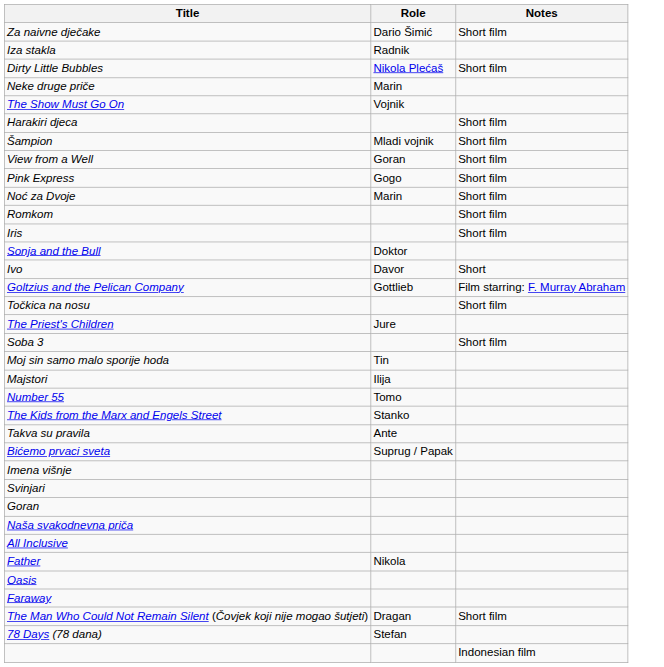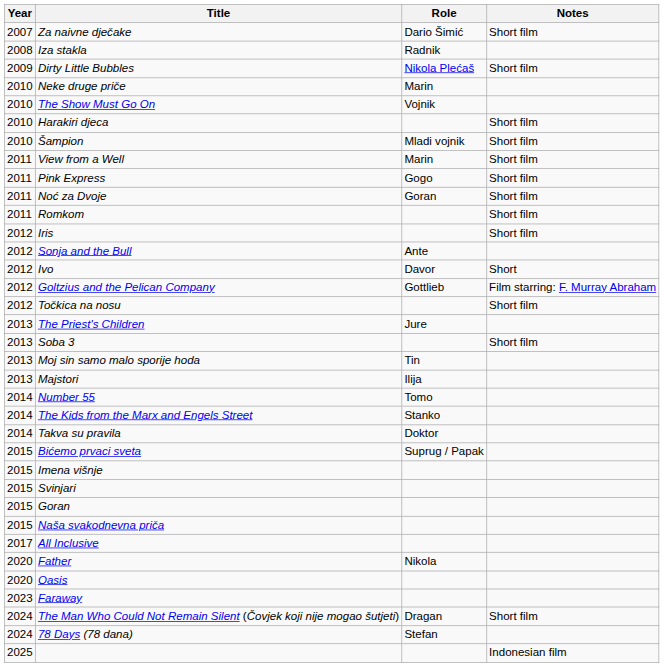+ column: (20, 13)
(389, 159) Goran -> (419, 159) Marin
(388, 196) Marin -> (420, 196) Goran
(390, 251) Doktor -> (416, 251) Ante
(385, 433) Ante -> (421, 433) Doktor
